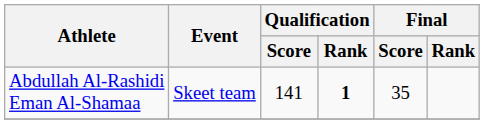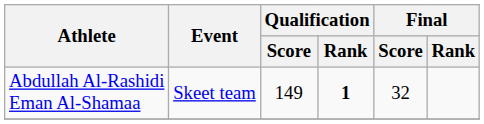(289, 93) 141 -> (289, 93) 149
(401, 93) 35 -> (401, 93) 32
